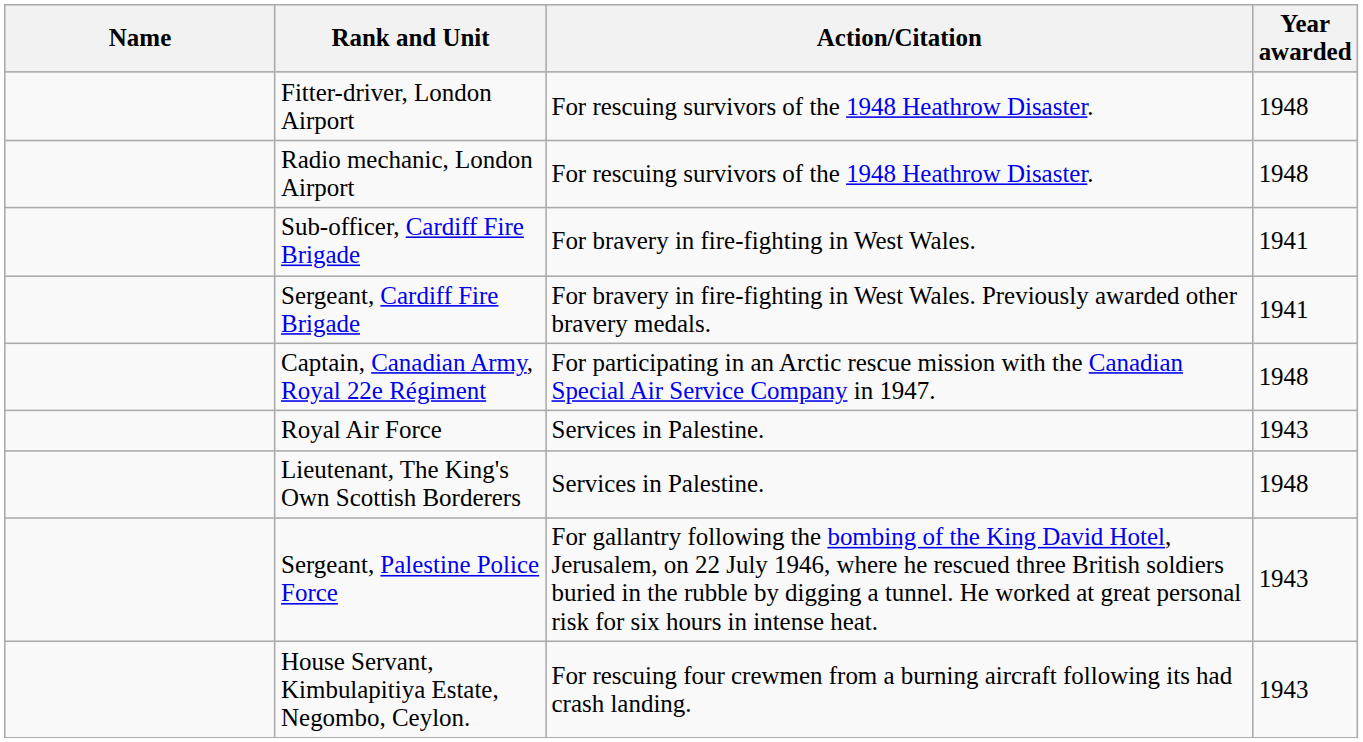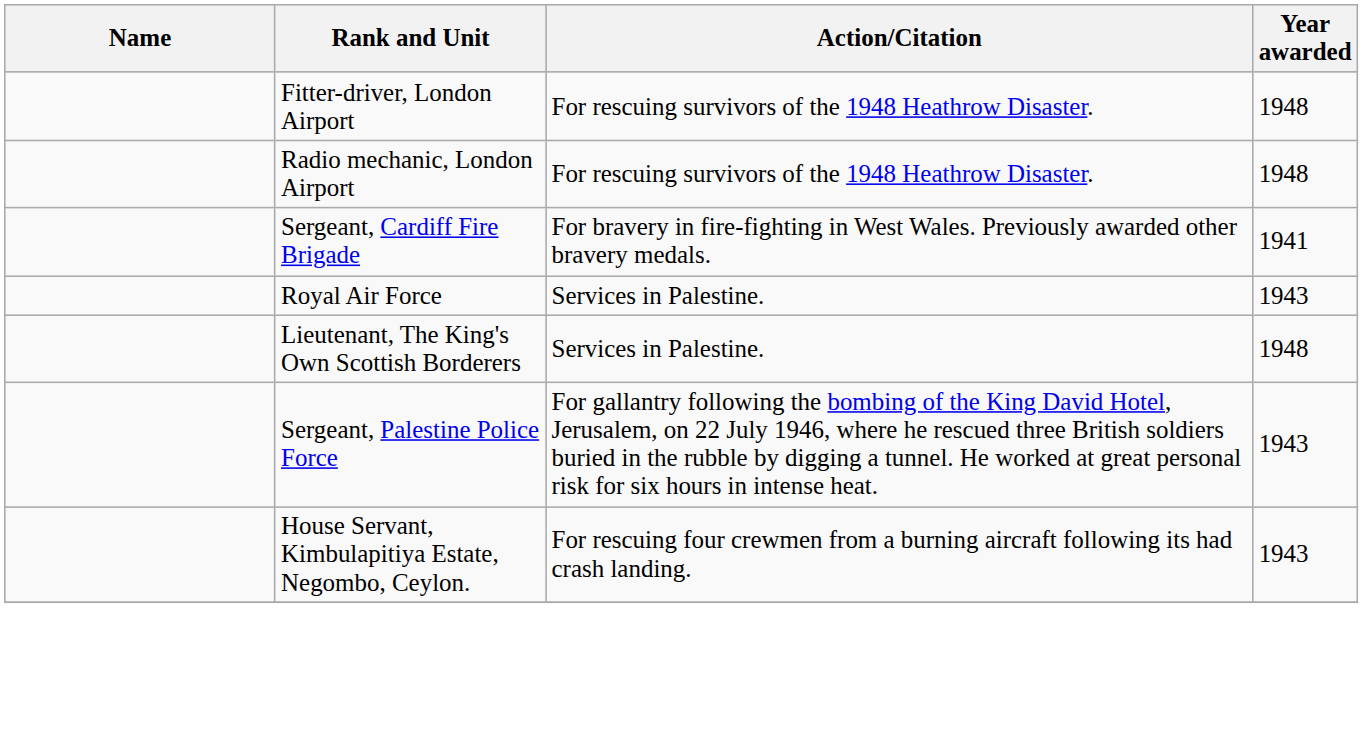- row: (402, 241)
- row: (407, 376)
